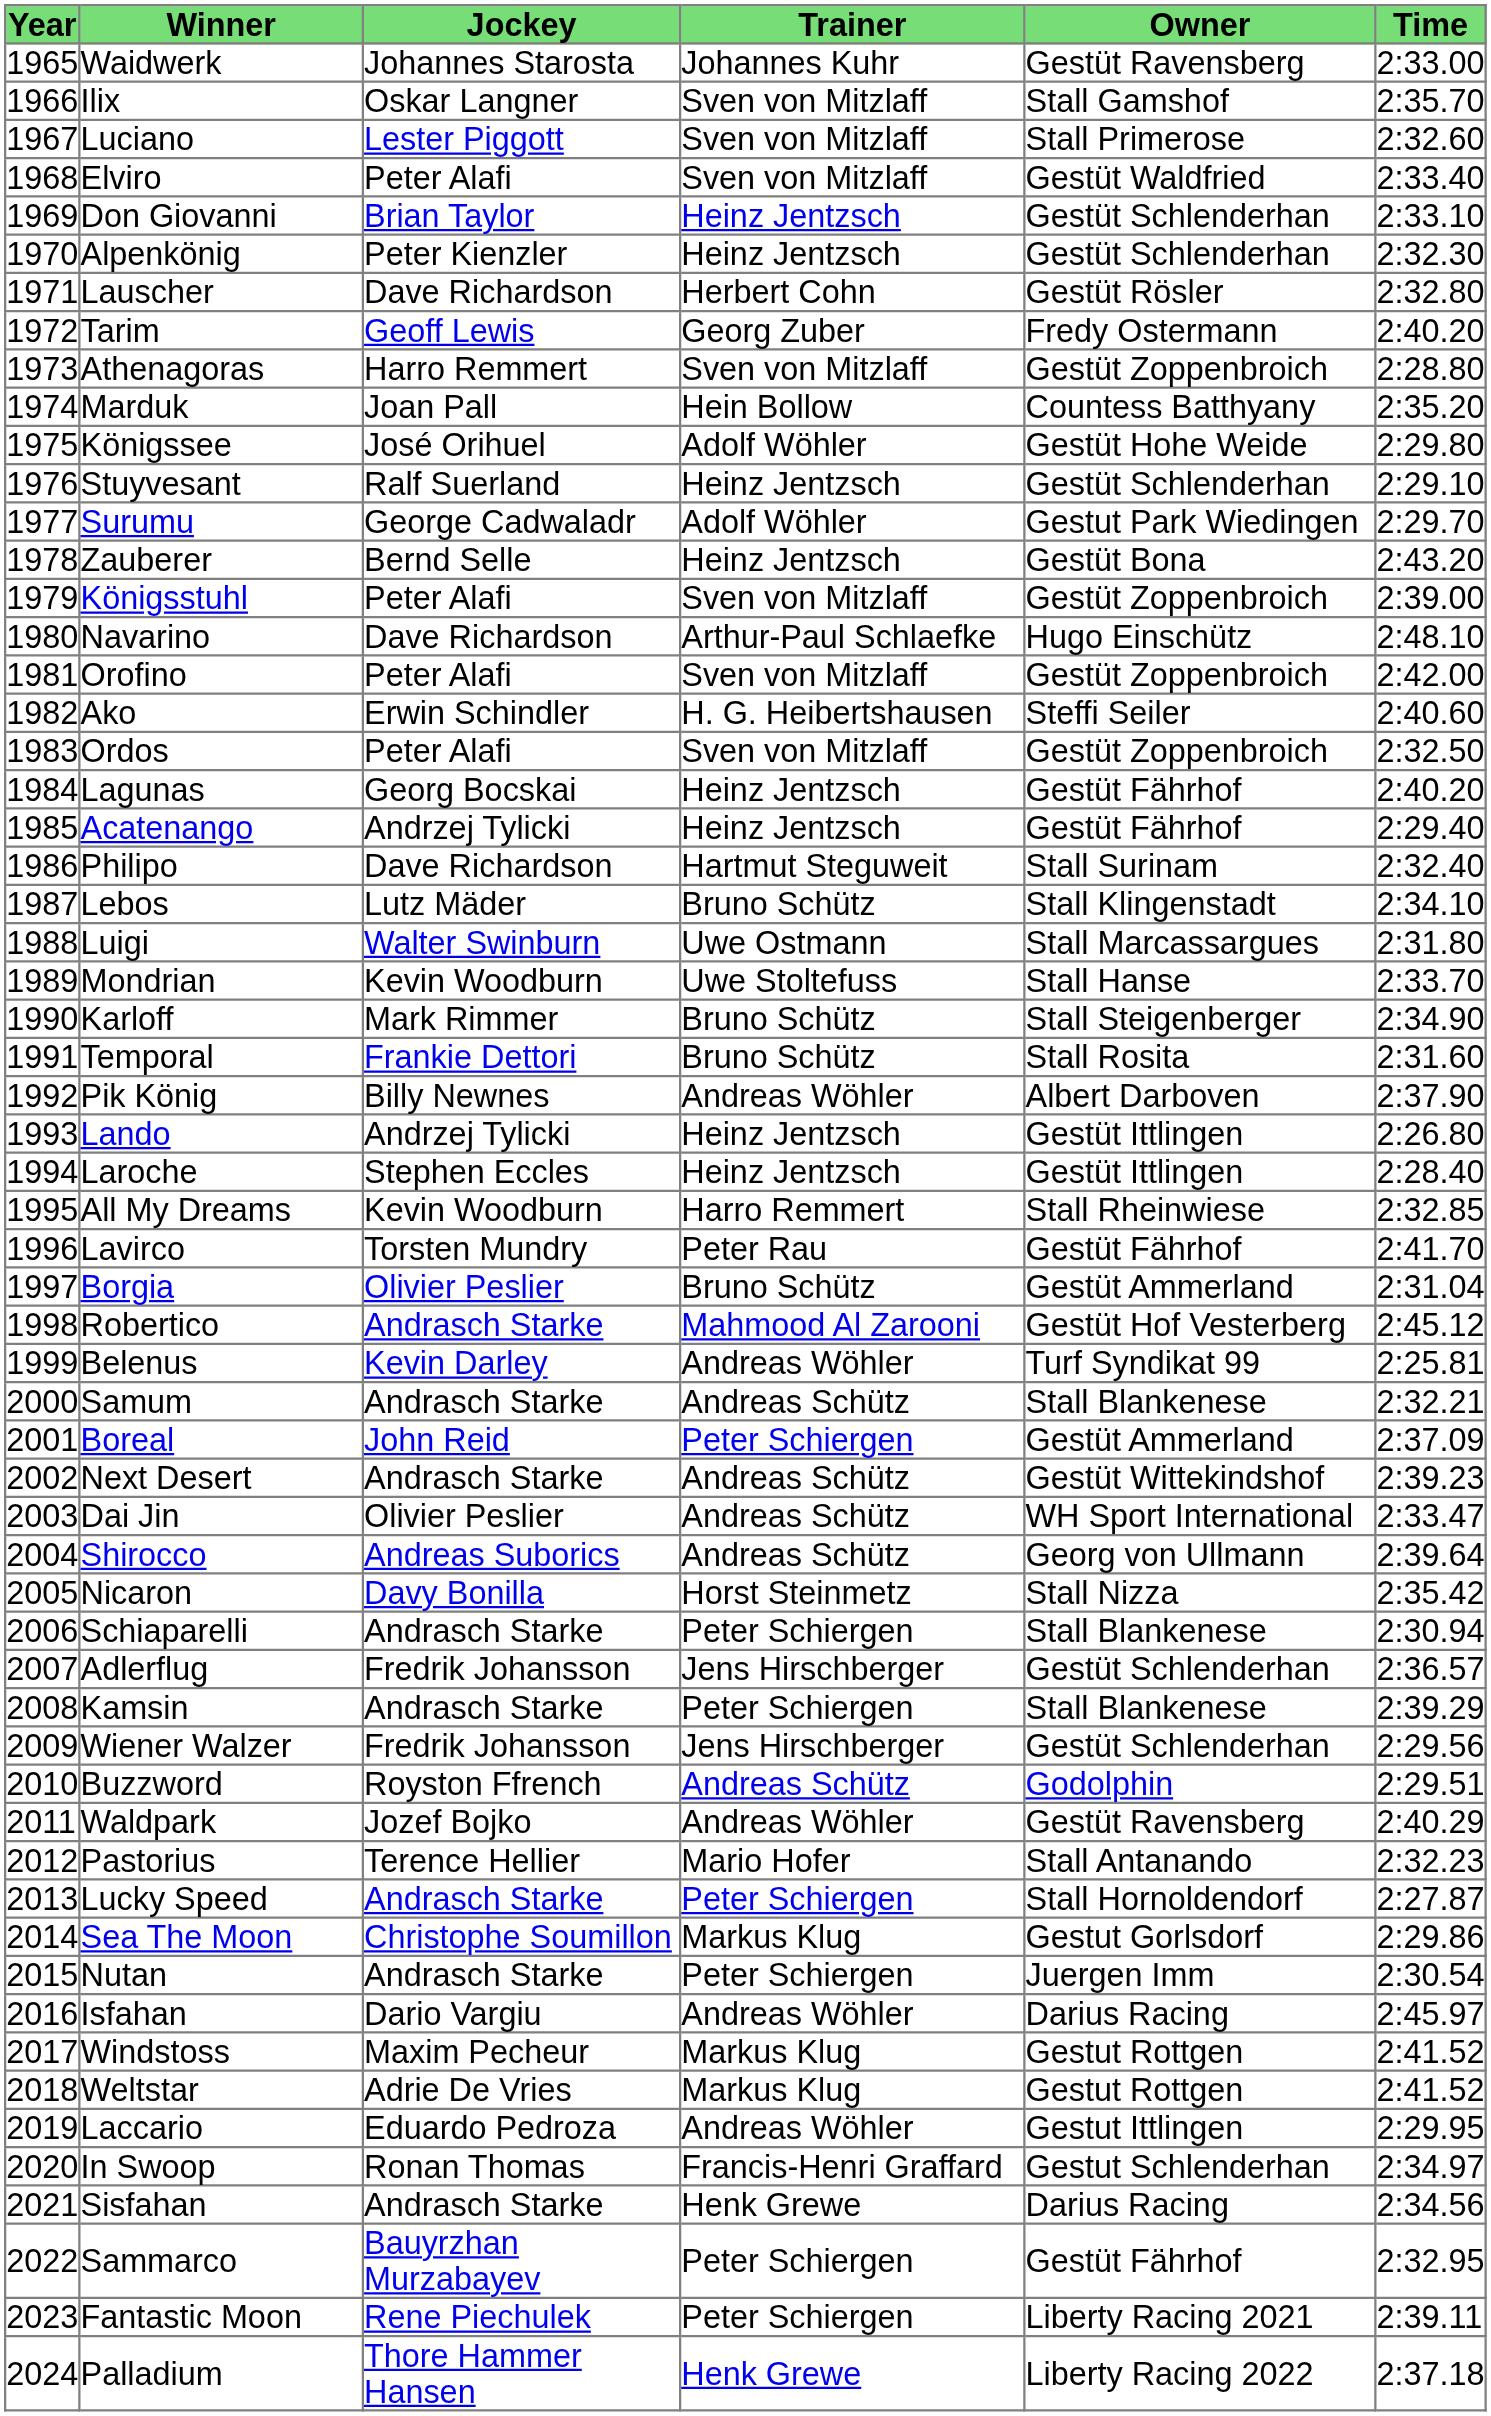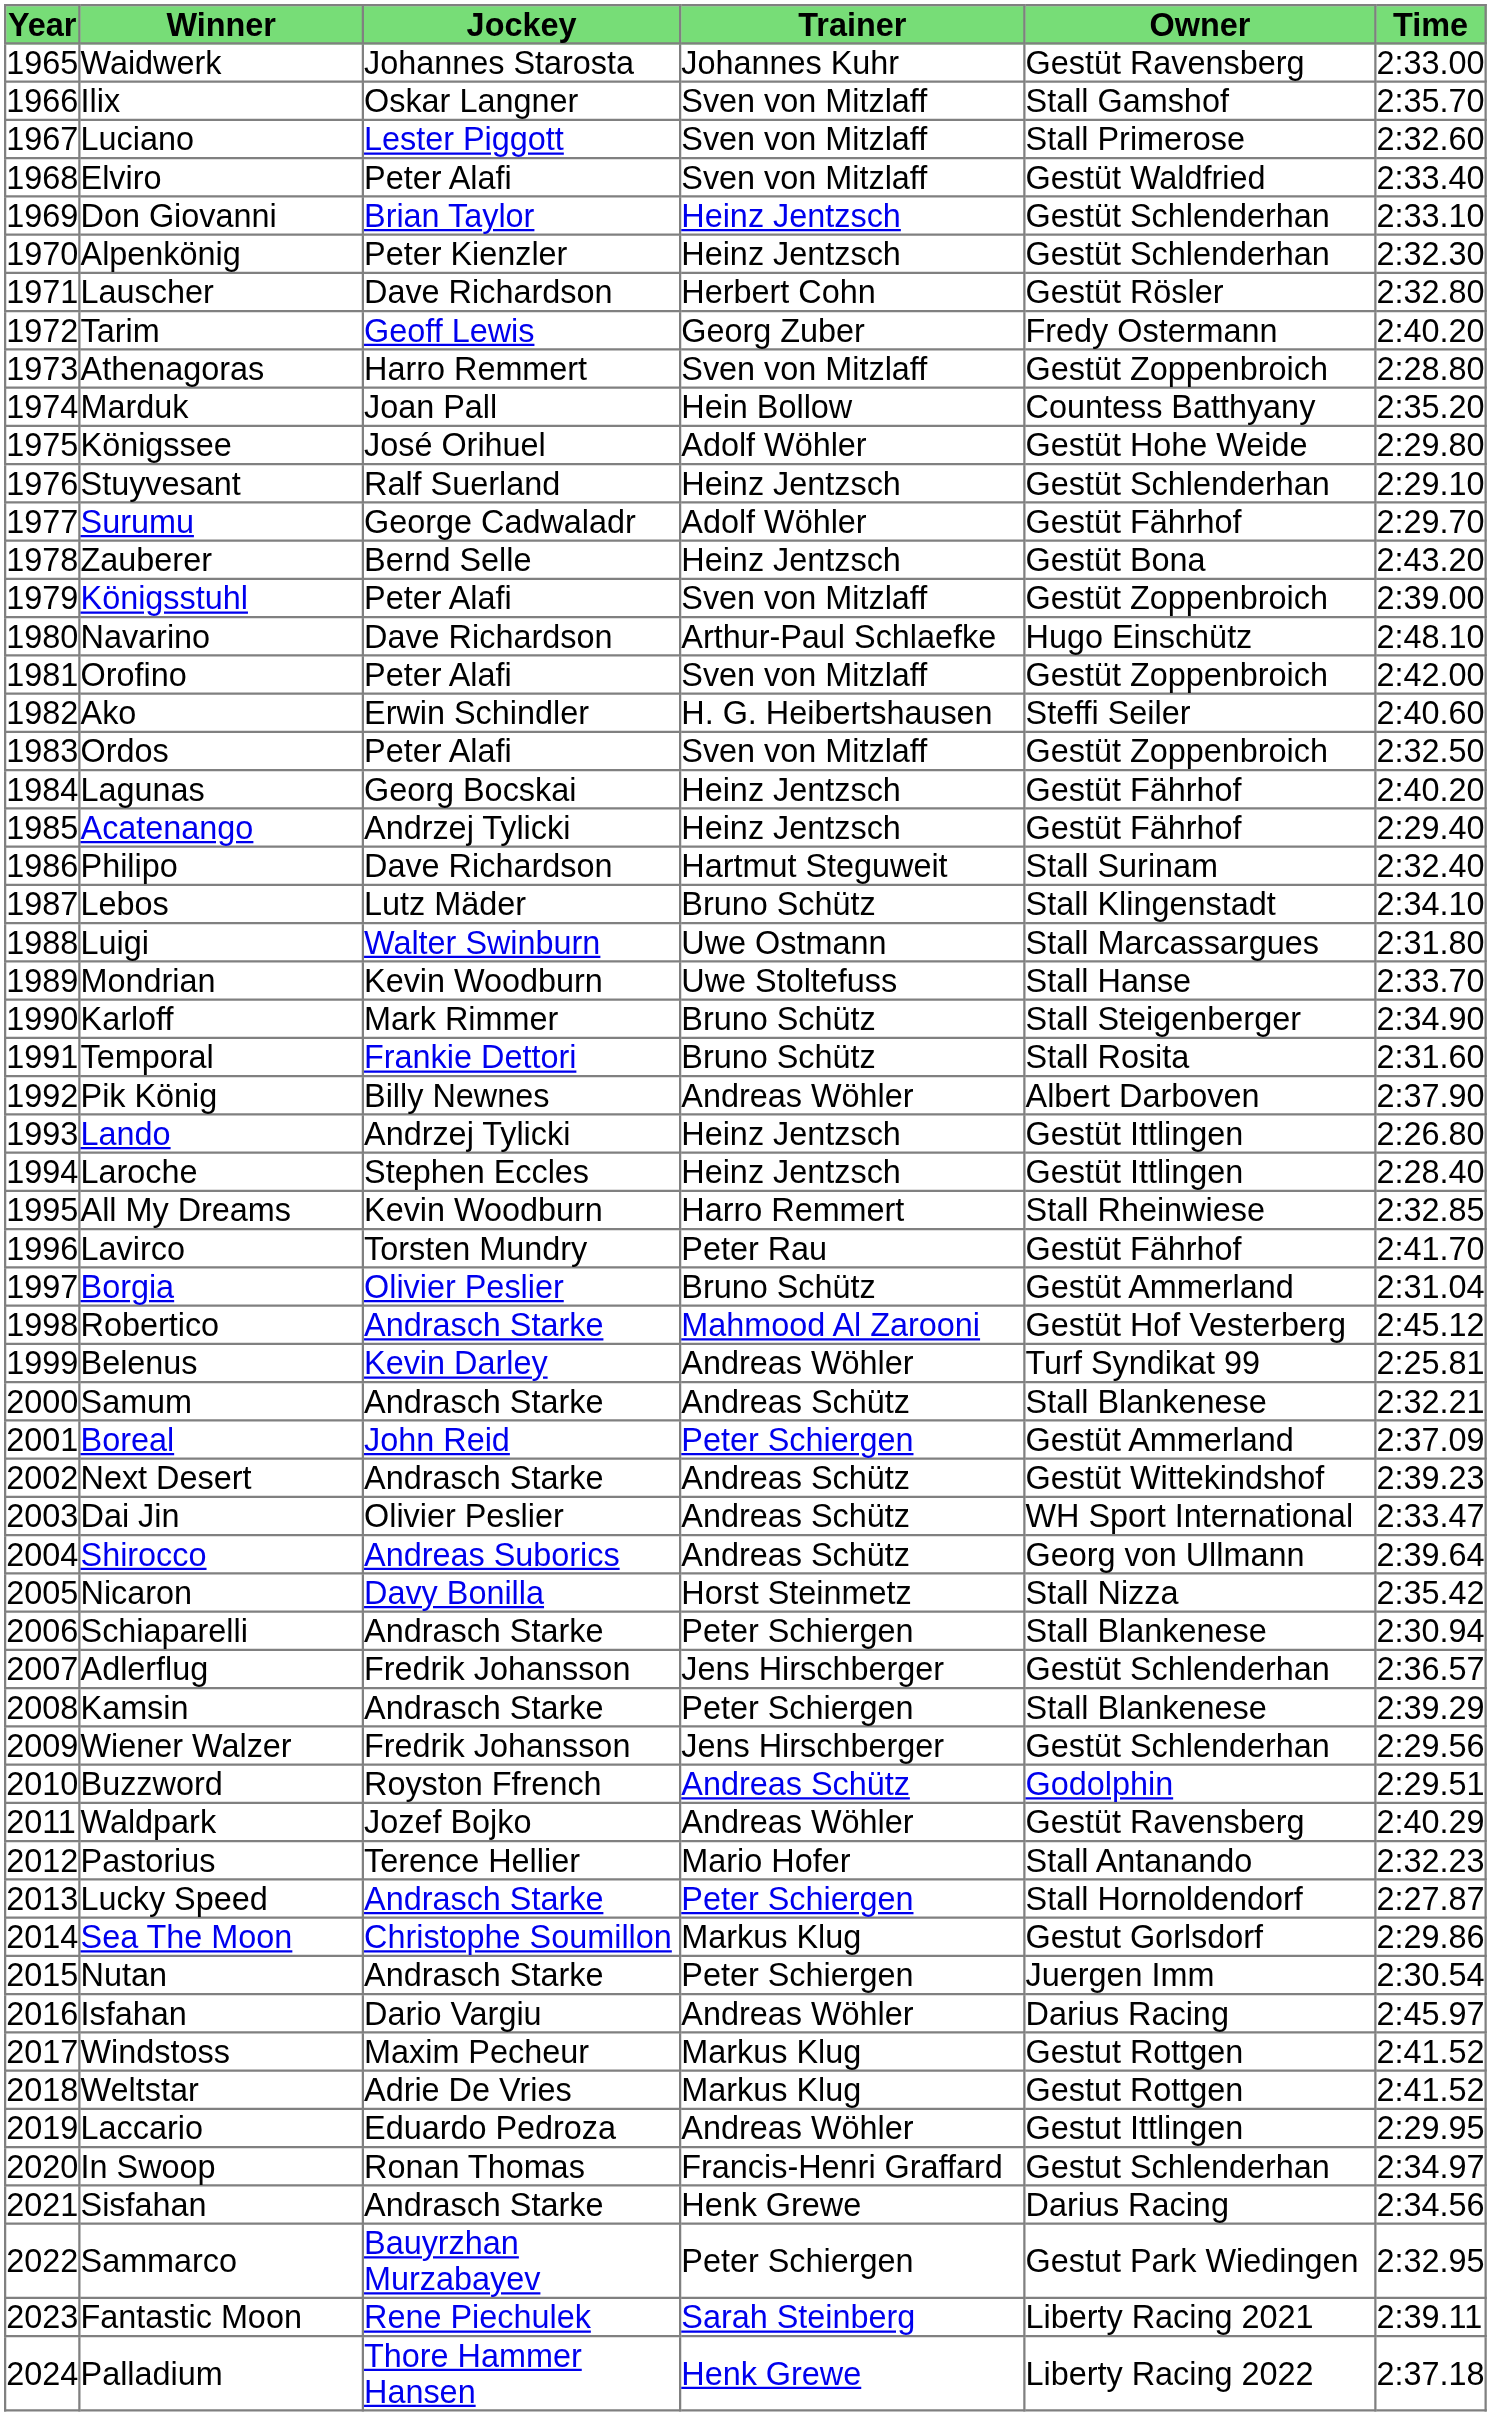(1192, 522) Gestut Park Wiedingen -> (1134, 522) Gestüt Fährhof
(1134, 2261) Gestüt Fährhof -> (1192, 2261) Gestut Park Wiedingen
(797, 2317) Peter Schiergen -> (798, 2317) Sarah Steinberg
